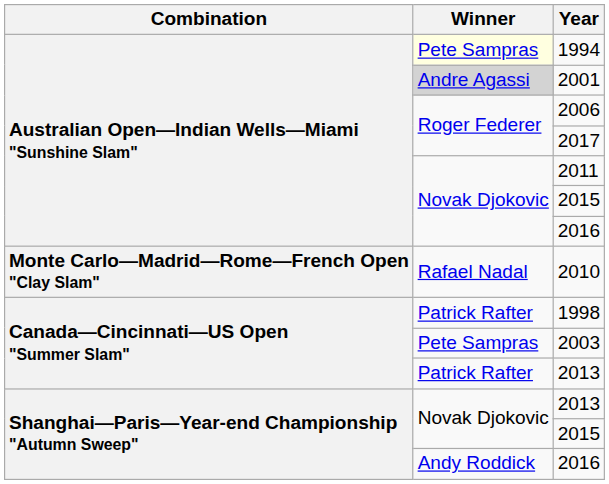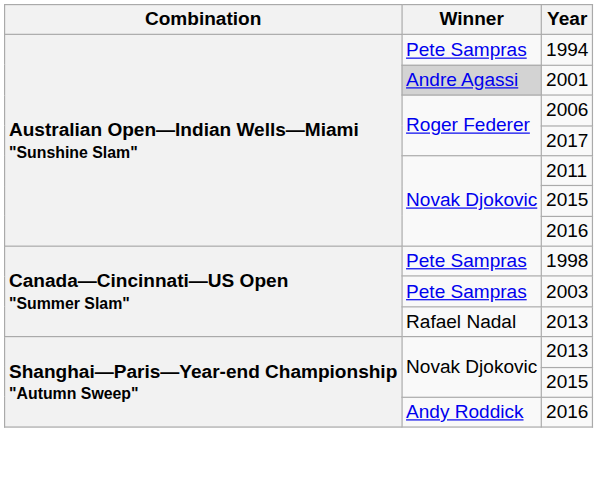(478, 49) lightyellow background -> (466, 49) no background
- row: (209, 271)
(475, 312) Patrick Rafter -> (466, 261) Pete Sampras
(475, 373) Patrick Rafter -> (461, 321) Rafael Nadal
